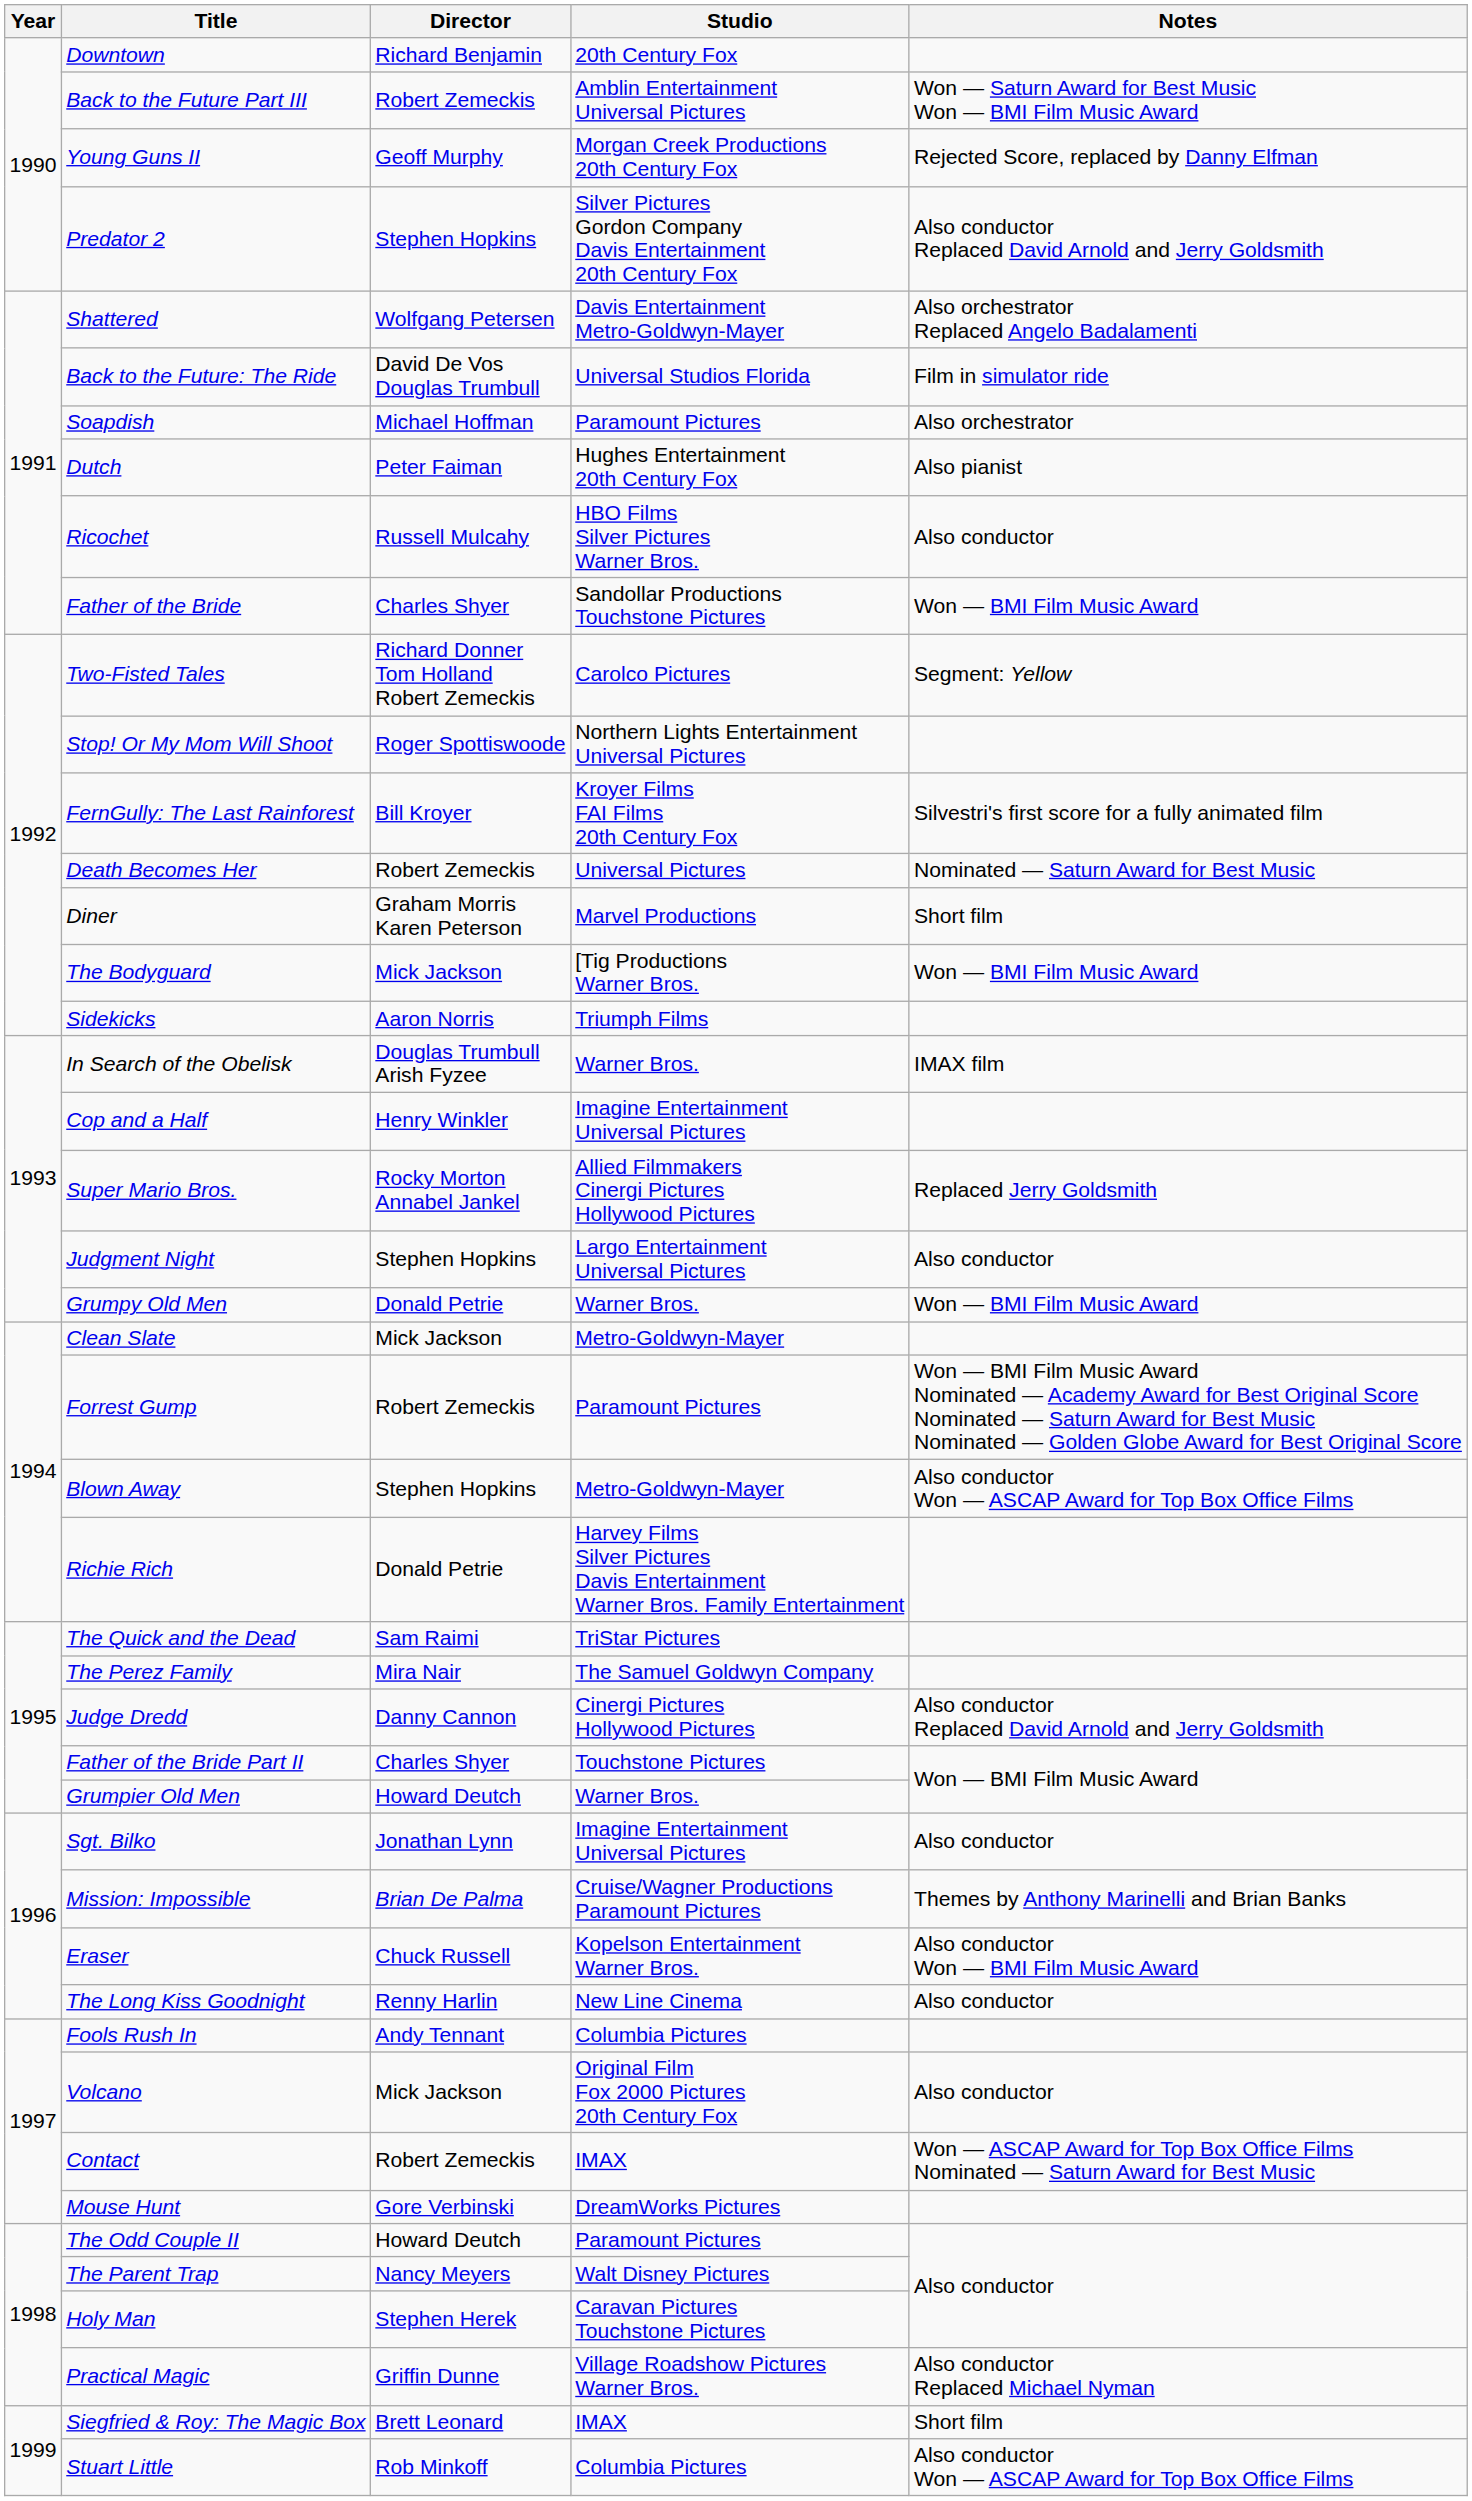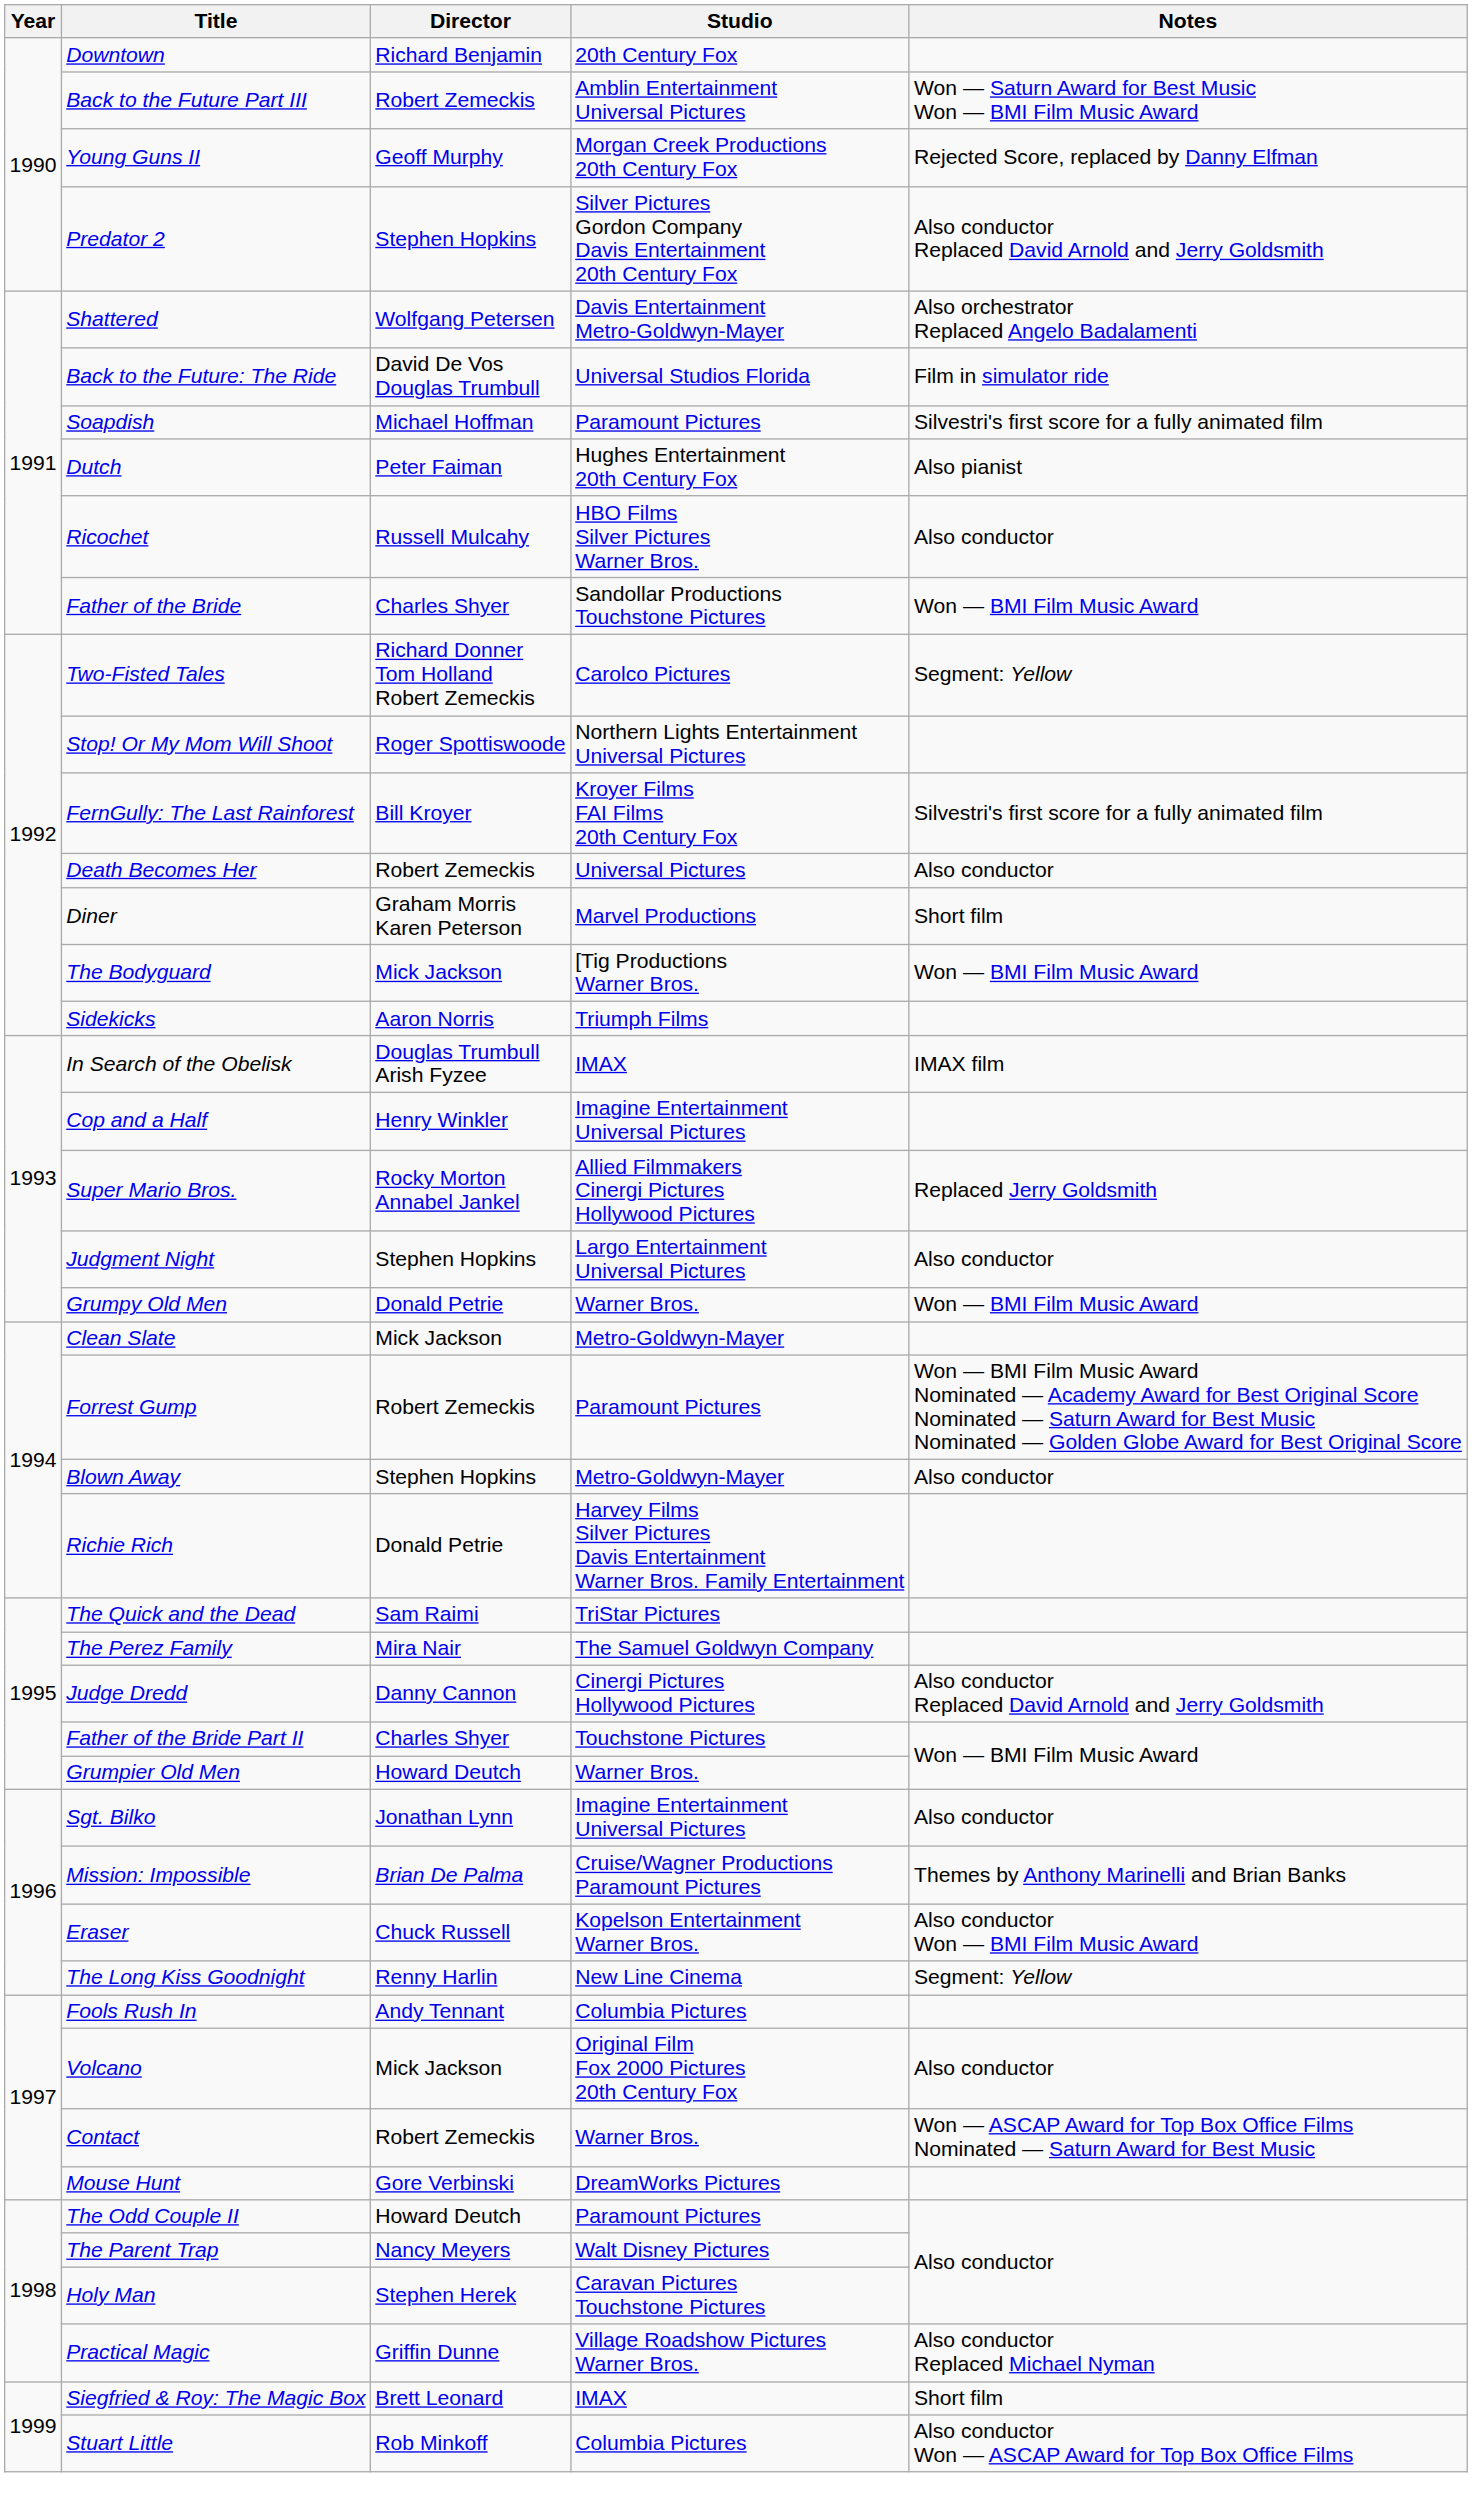(994, 422) Also orchestrator -> (1118, 422) Silvestri's first score for a fully animated film
(1115, 870) Nominated — Saturn Award for Best Music -> (984, 870) Also conductor
(637, 1063) Warner Bros. -> (601, 1063) IMAX
(1134, 1488) Also conductor Won — ASCAP Award for Top Box Office Films -> (984, 1476) Also conductor
(984, 2001) Also conductor -> (993, 1977) Segment: Yellow
(601, 2161) IMAX -> (637, 2137) Warner Bros.
